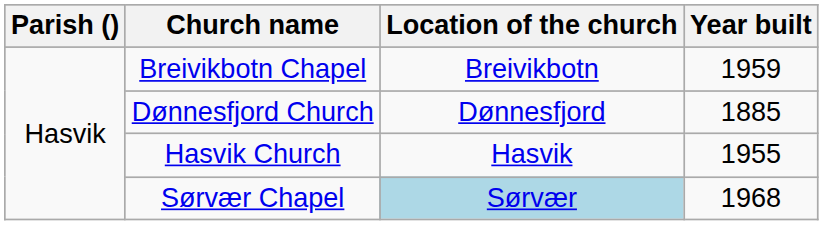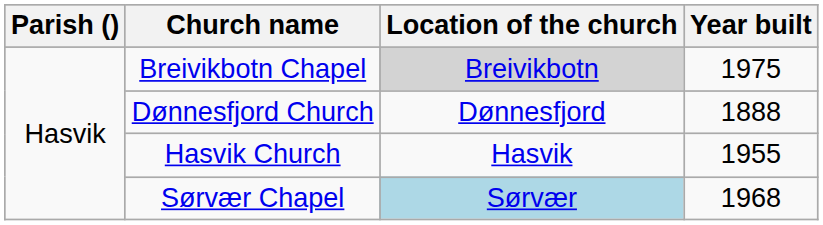(532, 68) no background -> (532, 68) lightgrey background
(751, 68) 1959 -> (751, 68) 1975
(751, 111) 1885 -> (751, 111) 1888
